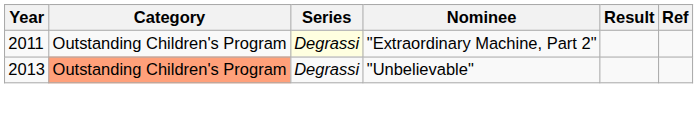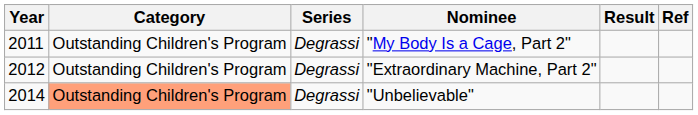+ row: (469, 43)
(26, 43) 2011 -> (27, 69) 2012
(327, 43) lightyellow background -> (327, 69) no background
(27, 69) 2013 -> (27, 95) 2014
